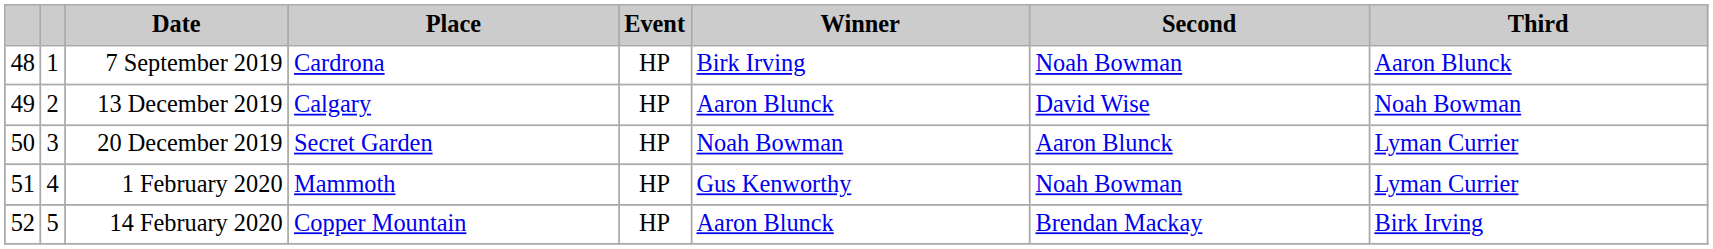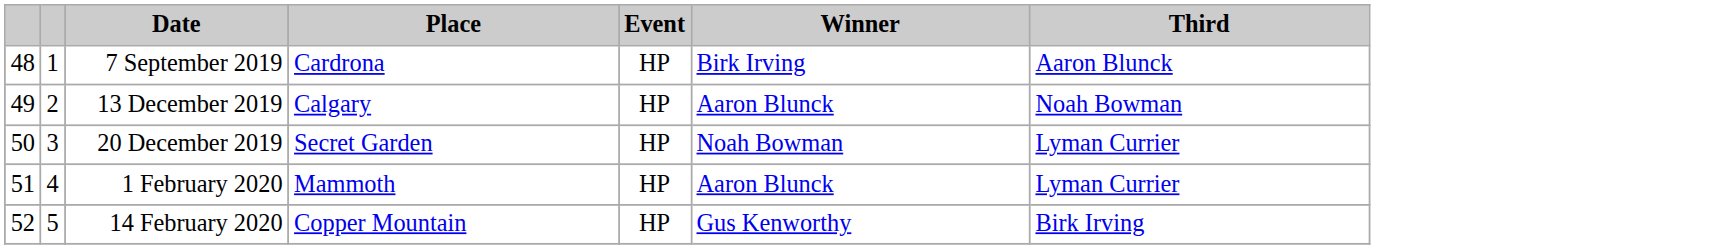- column: (1199, 24)
(774, 183) Gus Kenworthy -> (765, 183) Aaron Blunck
(765, 223) Aaron Blunck -> (774, 223) Gus Kenworthy
